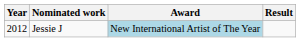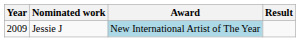(17, 28) 2012 -> (17, 28) 2009
